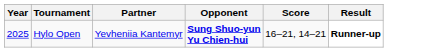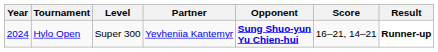+ column: (118, 13)
(18, 34) 2025 -> (18, 34) 2024
